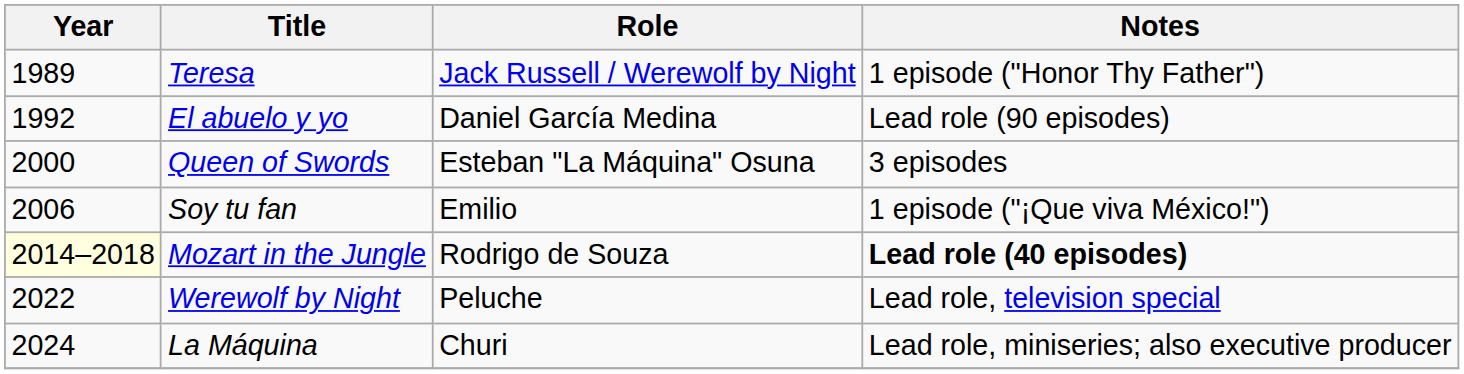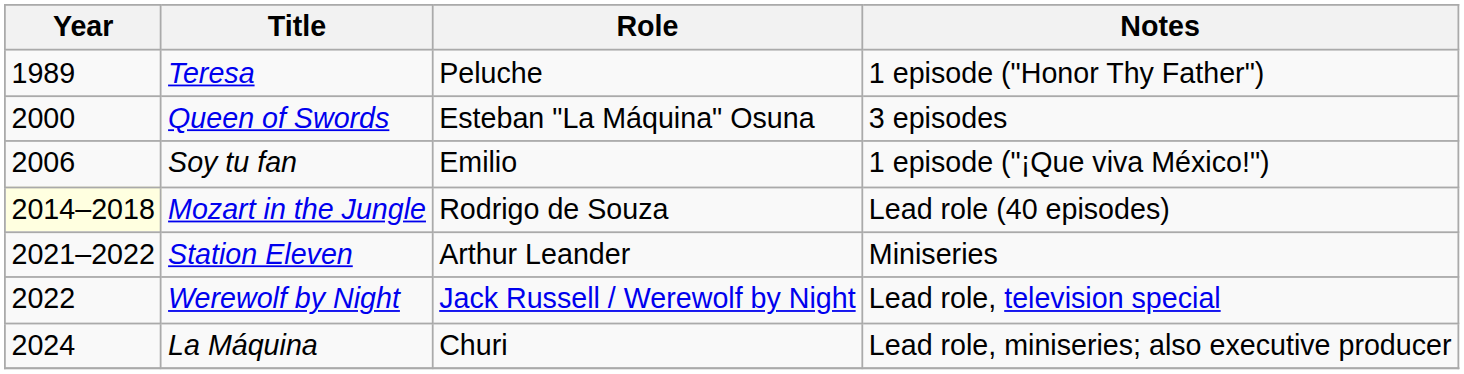(647, 72) Jack Russell / Werewolf by Night -> (491, 72) Peluche
- row: (258, 118)
(1028, 254) bold -> (1019, 208) normal
+ row: (260, 254)
(491, 299) Peluche -> (647, 299) Jack Russell / Werewolf by Night
